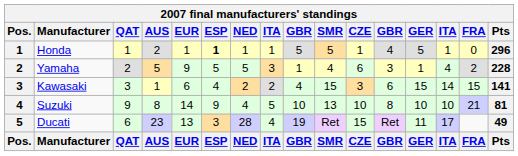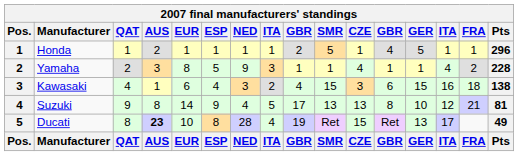(216, 50) bold -> (216, 50) normal
(299, 50) 5 -> (299, 50) 2
(474, 50) 0 -> (474, 50) 1
(157, 68) 5 -> (157, 68) 3
(187, 68) 9 -> (187, 68) 8
(245, 68) 5 -> (245, 68) 9
(330, 68) 4 -> (330, 68) 1
(360, 68) 6 -> (360, 68) 4
(390, 68) 3 -> (390, 68) 1
(127, 86) 3 -> (127, 86) 4
(245, 86) 2 -> (245, 86) 3
(448, 86) 14 -> (448, 86) 16
(474, 86) 15 -> (474, 86) 18
(501, 86) 141 -> (501, 86) 138
(299, 104) 10 -> (299, 104) 17
(360, 104) 10 -> (360, 104) 13
(448, 104) 10 -> (448, 104) 12
(127, 122) 6 -> (127, 122) 8
(157, 122) normal -> (157, 122) bold
(187, 122) 13 -> (187, 122) 10
(216, 122) 3 -> (216, 122) 8
(421, 122) 11 -> (421, 122) 13
